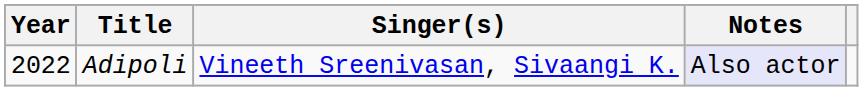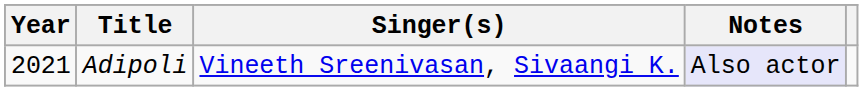(41, 66) 2022 -> (41, 66) 2021
